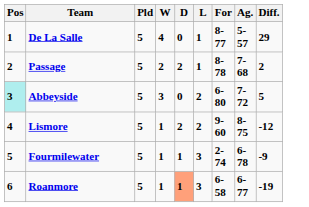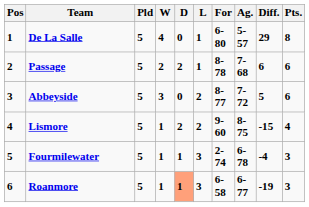+ column: (293, 13)
(220, 36) 8-77 -> (220, 36) 6-80
(261, 66) 2 -> (261, 66) 6
(10, 96) paleturquoise background -> (10, 96) no background
(220, 96) 6-80 -> (220, 96) 8-77
(266, 126) -12 -> (266, 126) -15
(263, 156) -9 -> (263, 156) -4
